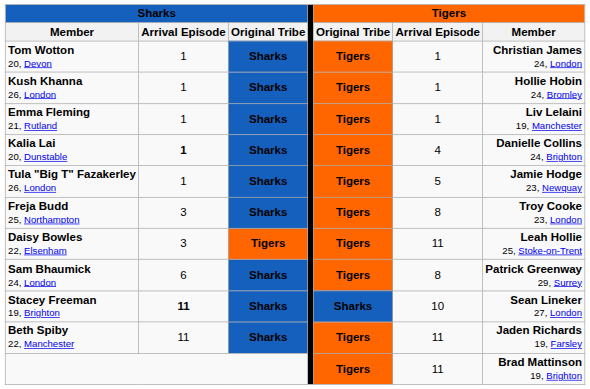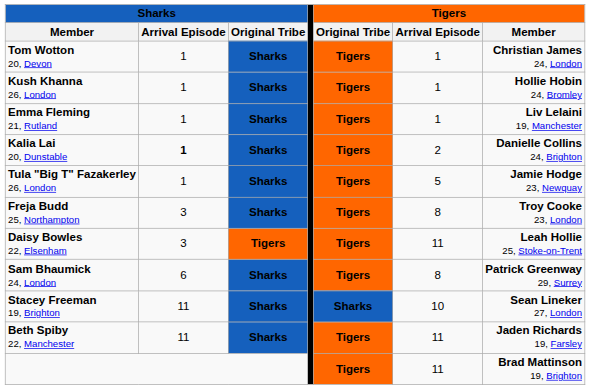(438, 150) 4 -> (438, 150) 2
(183, 306) bold -> (183, 306) normal
